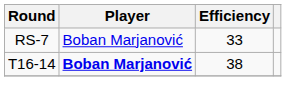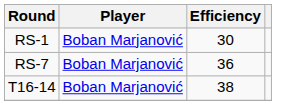+ row: (32, 40)
(235, 40) 33 -> (225, 64) 36
(127, 64) bold -> (123, 87) normal
